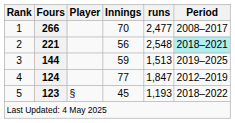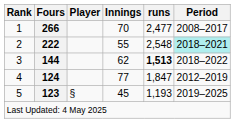(51, 45) 221 -> (51, 45) 222
(123, 45) 56 -> (123, 45) 55
(123, 61) 59 -> (123, 61) 62
(159, 61) normal -> (159, 61) bold
(202, 61) 2019–2025 -> (202, 61) 2018–2022
(202, 93) 2018–2022 -> (202, 93) 2019–2025
